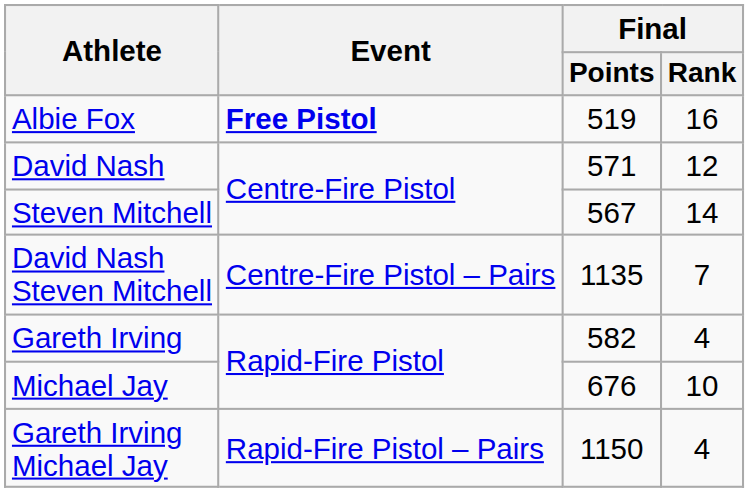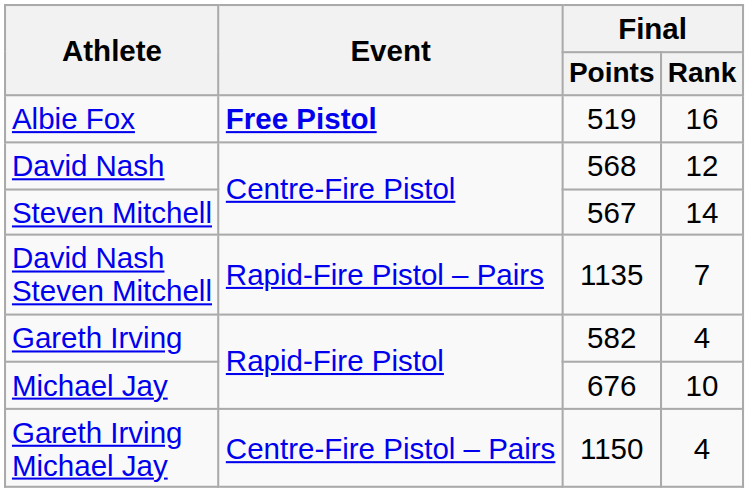(612, 166) 571 -> (612, 166) 568
(391, 276) Centre-Fire Pistol – Pairs -> (385, 276) Rapid-Fire Pistol – Pairs
(385, 448) Rapid-Fire Pistol – Pairs -> (391, 448) Centre-Fire Pistol – Pairs
